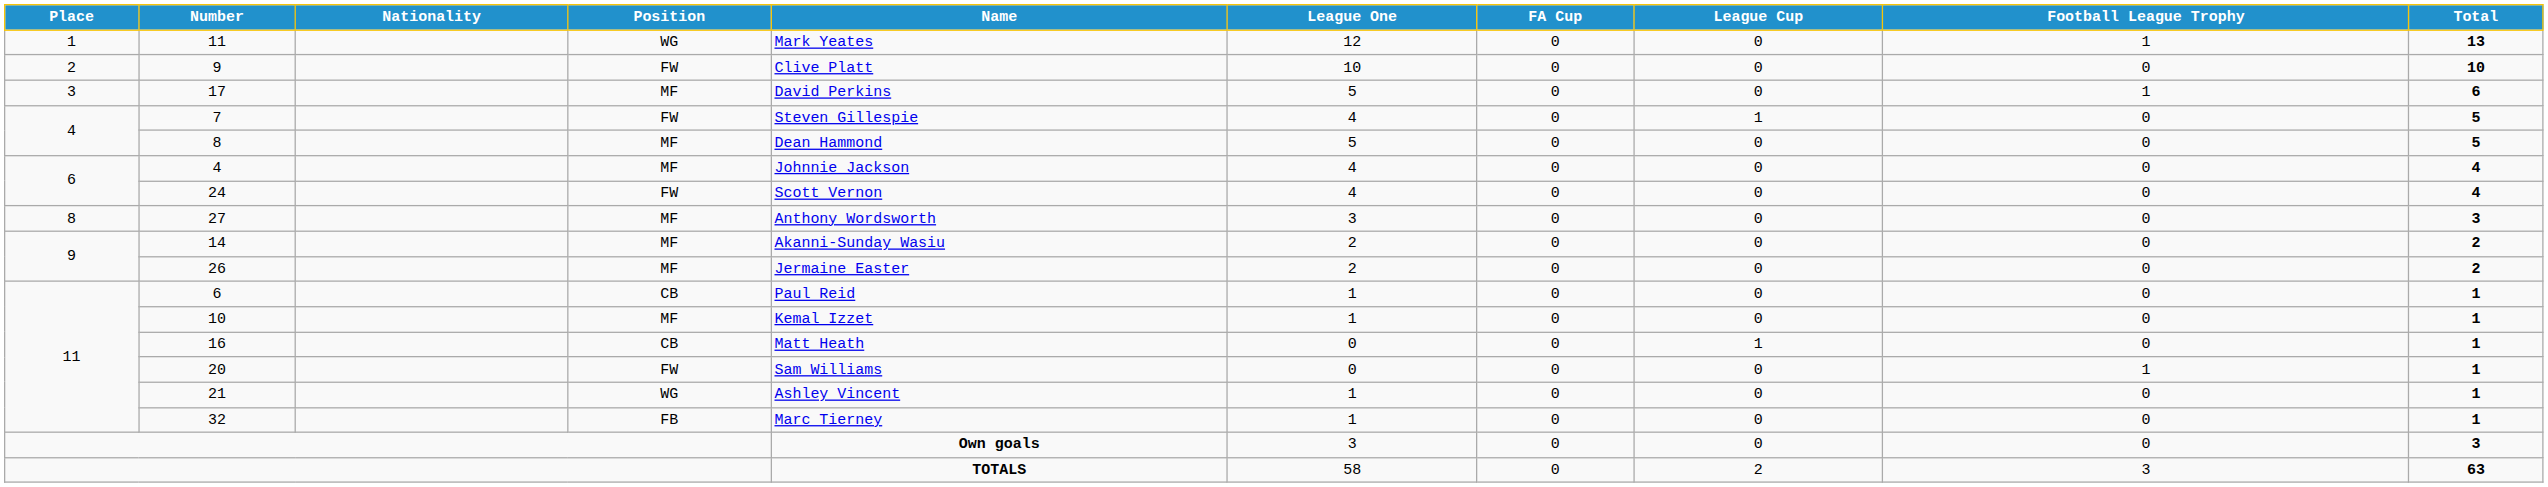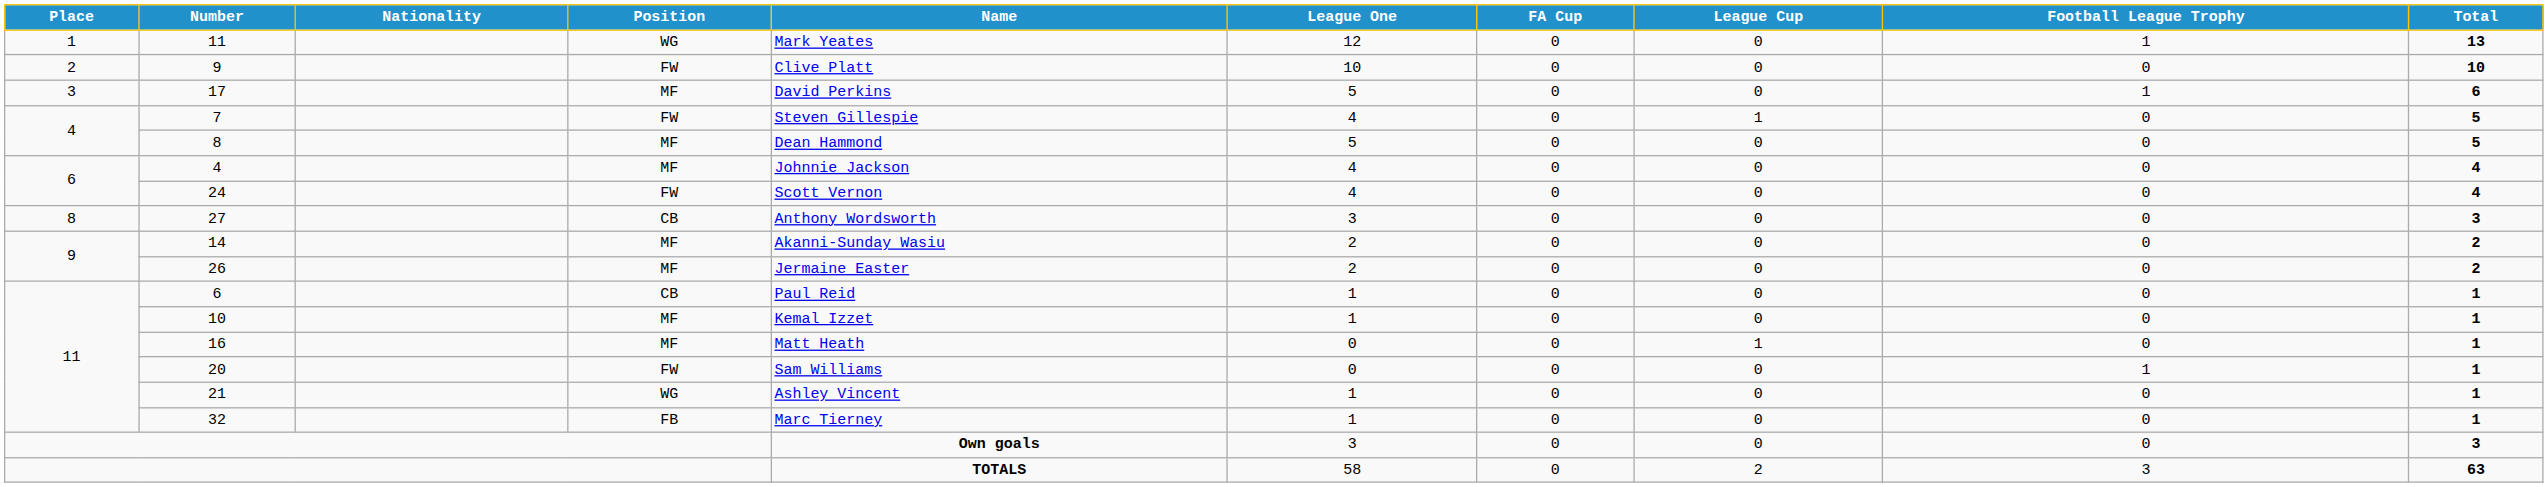(669, 218) MF -> (669, 218) CB
(669, 344) CB -> (669, 344) MF
